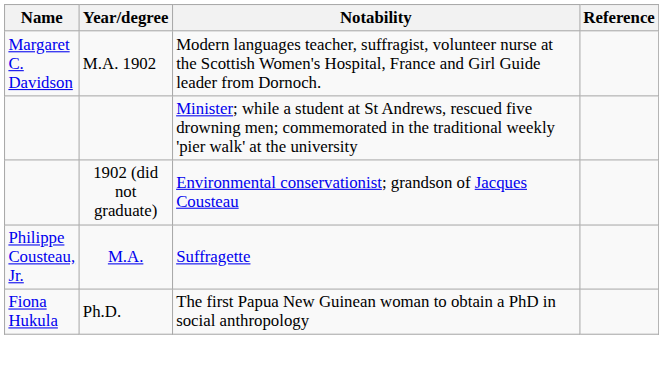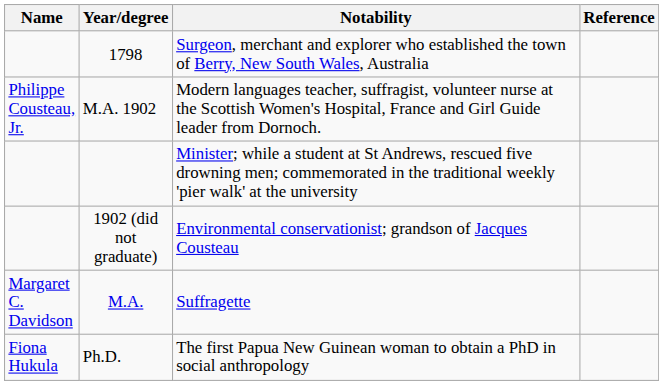+ row: (126, 53)
(41, 63) Margaret C. Davidson -> (42, 108) Philippe Cousteau, Jr.
(42, 256) Philippe Cousteau, Jr. -> (41, 302) Margaret C. Davidson
